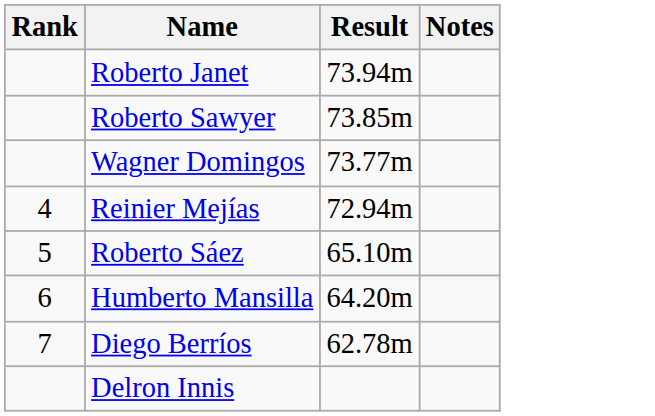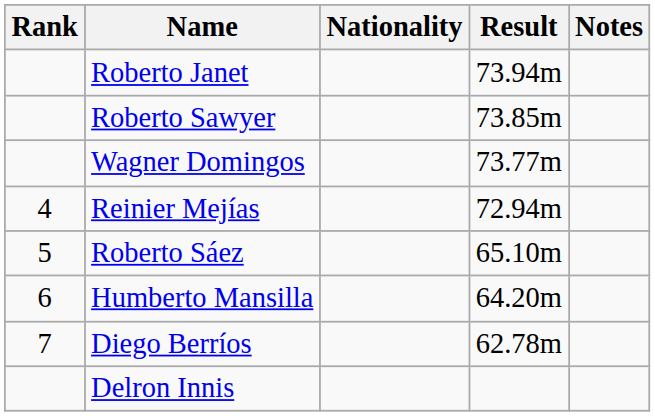+ column: (395, 27)
